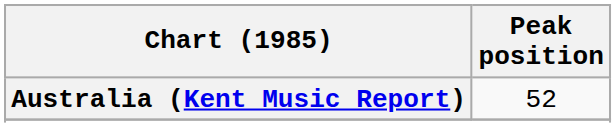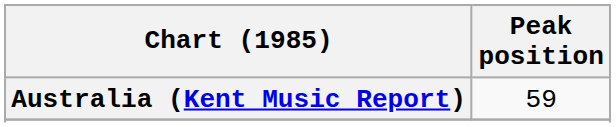(541, 99) 52 -> (541, 99) 59
